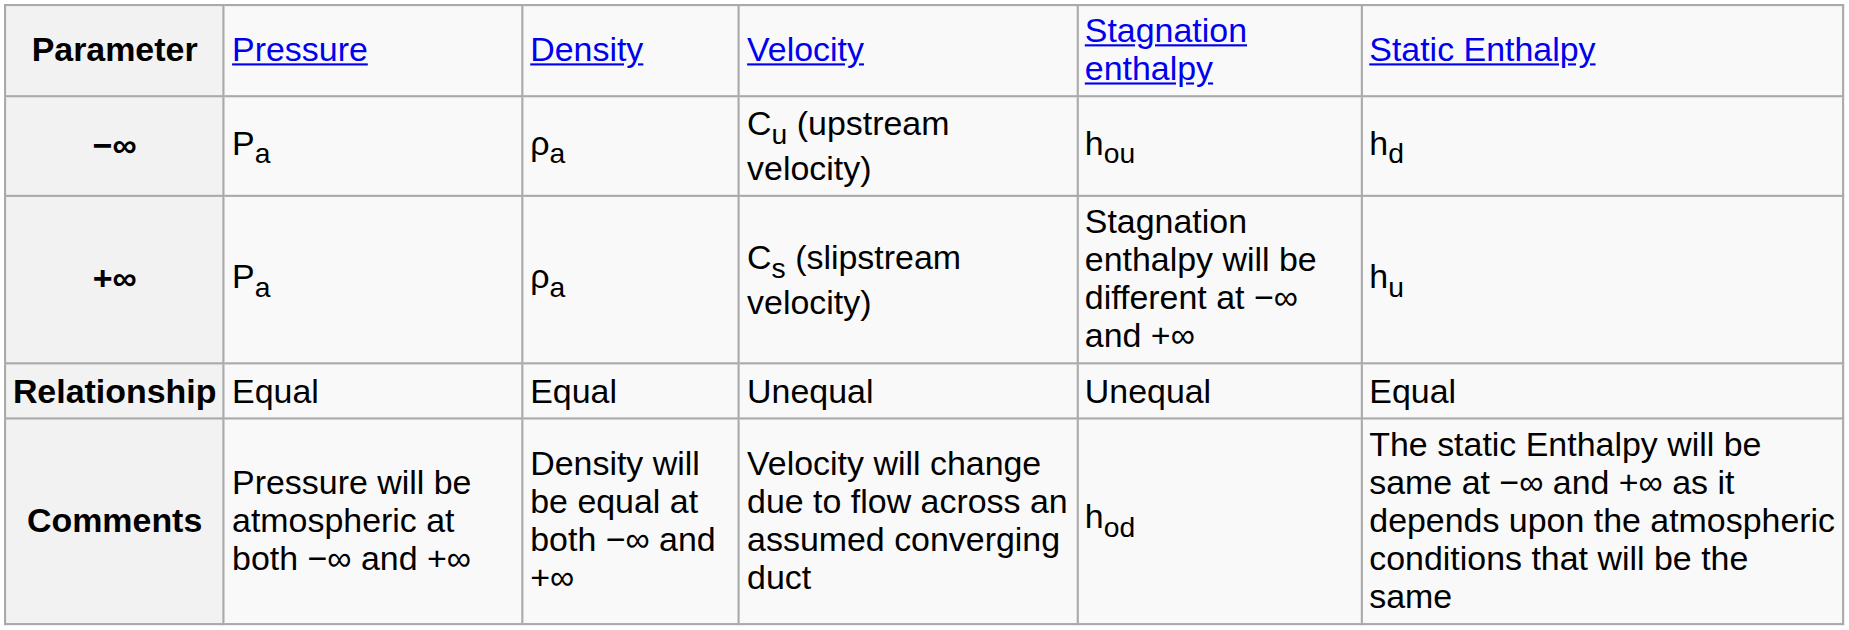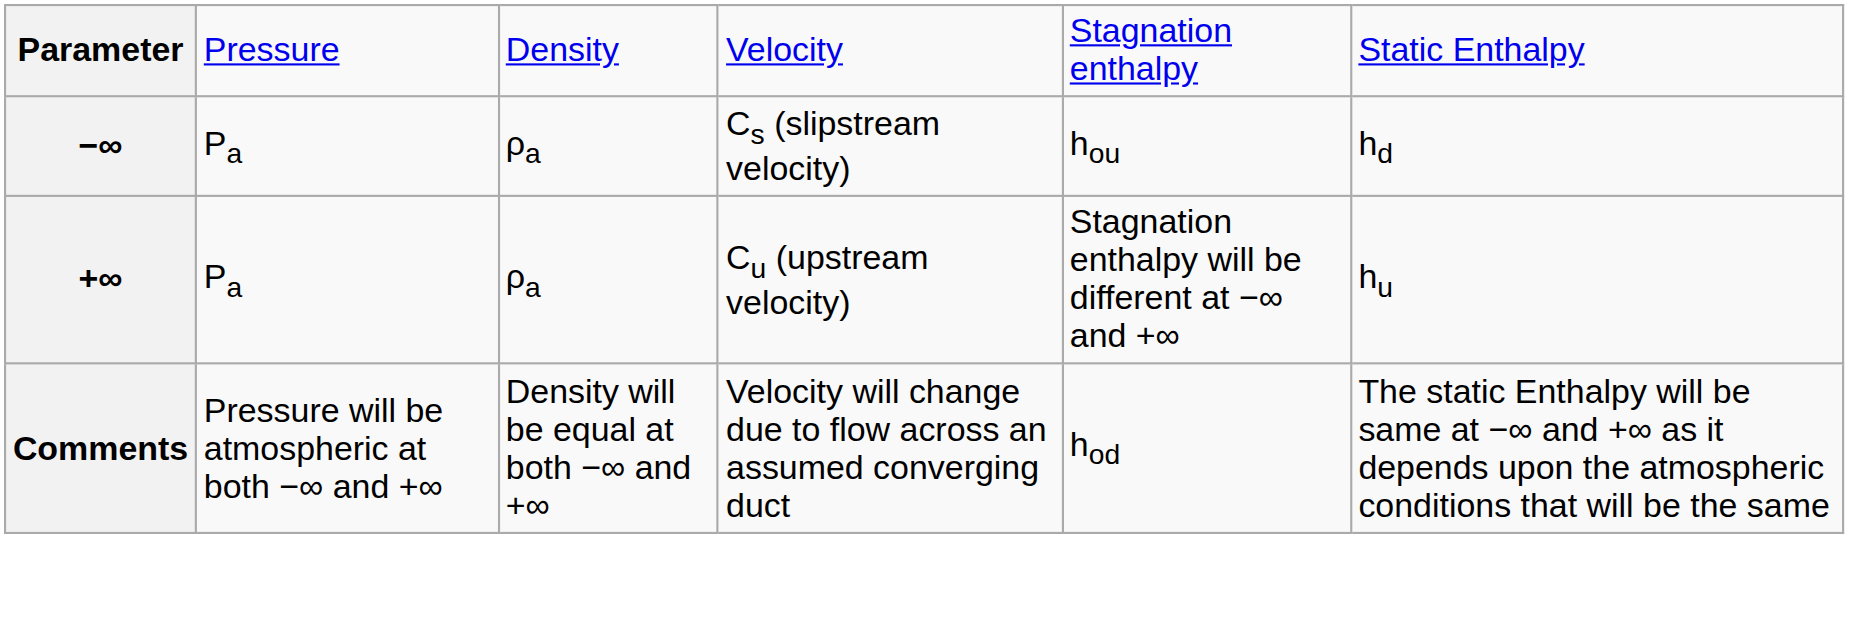(848, 145) Cu (upstream velocity) -> (833, 145) Cs (slipstream velocity)
(854, 279) Cs (slipstream velocity) -> (827, 279) Cu (upstream velocity)
- row: (115, 390)
